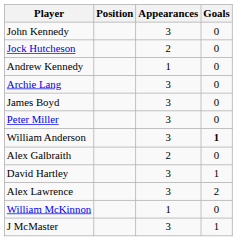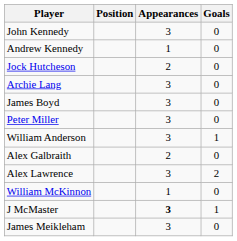rows swapped: (41, 49) <-> (45, 66)
(216, 138) bold -> (216, 138) normal
- row: (38, 173)
(168, 227) normal -> (168, 209) bold
+ row: (46, 227)
